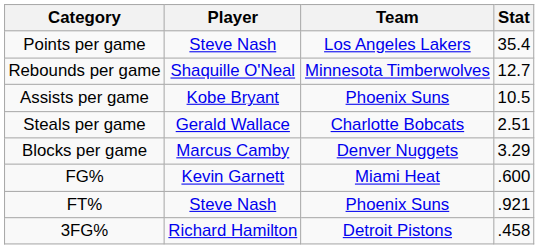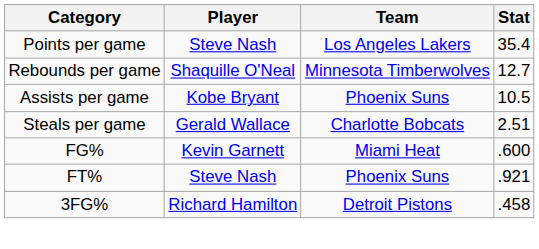- row: (85, 151)
